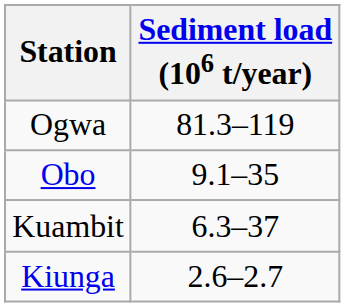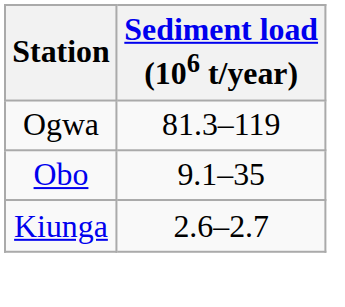- row: (68, 225)
